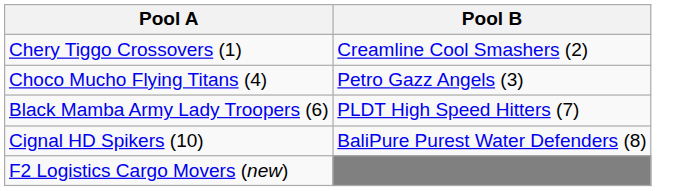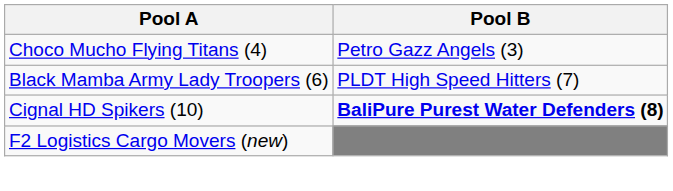- row: (125, 49)
(492, 140) normal -> (500, 110) bold
